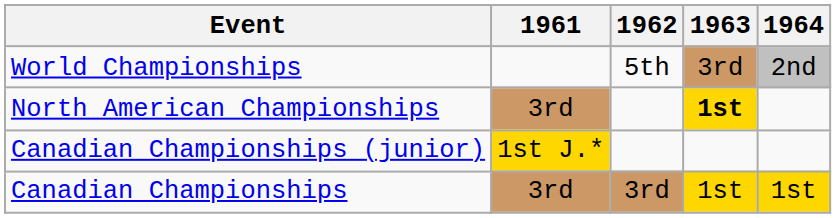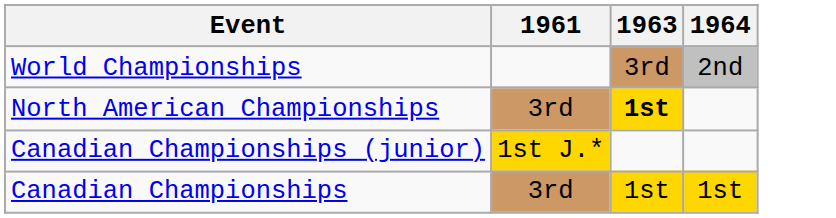- column: (647, 26)
